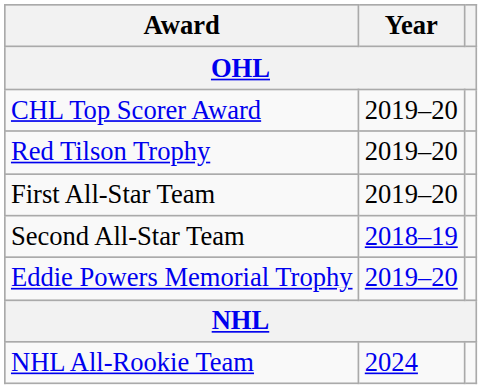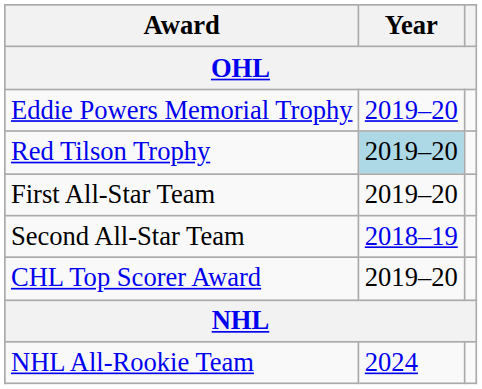rows swapped: (182, 278) <-> (136, 109)
(411, 151) no background -> (411, 151) lightblue background
